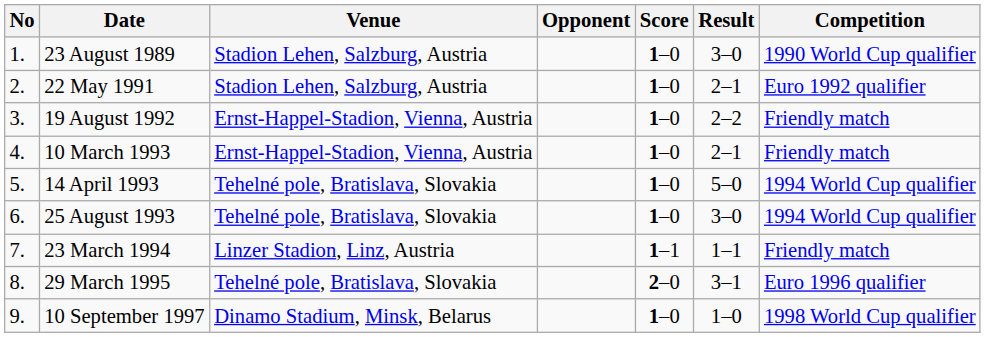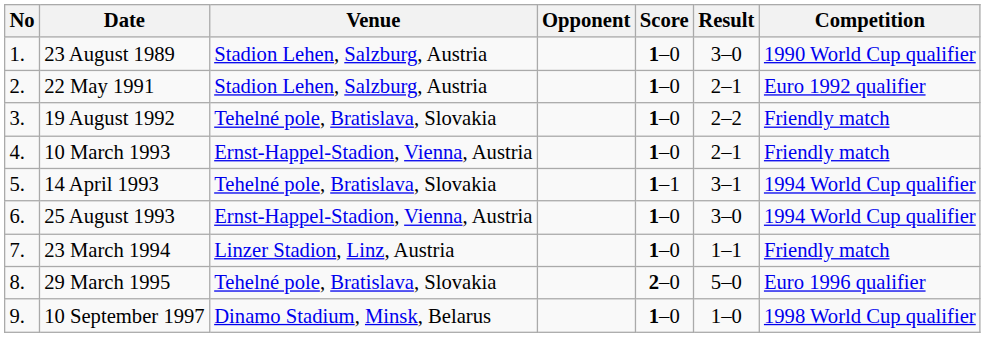(373, 119) Ernst-Happel-Stadion, Vienna, Austria -> (355, 119) Tehelné pole, Bratislava, Slovakia
(664, 184) 1–0 -> (664, 184) 1–1
(726, 184) 5–0 -> (726, 184) 3–1
(355, 217) Tehelné pole, Bratislava, Slovakia -> (373, 217) Ernst-Happel-Stadion, Vienna, Austria
(664, 250) 1–1 -> (664, 250) 1–0
(726, 282) 3–1 -> (726, 282) 5–0
